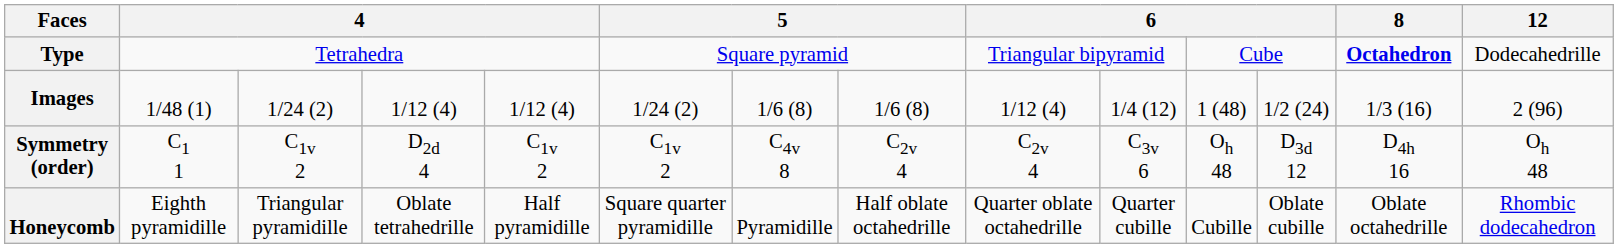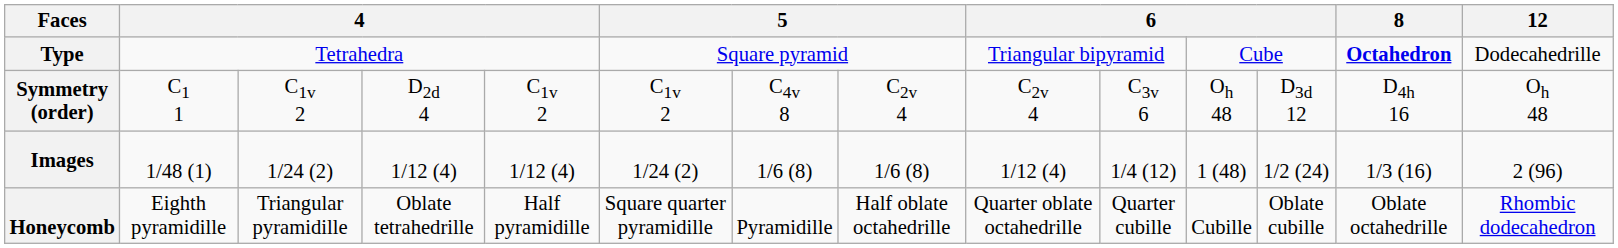rows swapped: (62, 97) <-> (62, 156)
